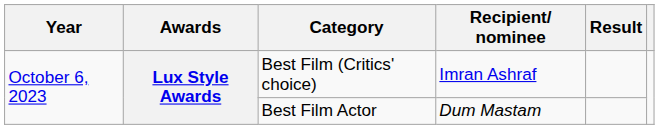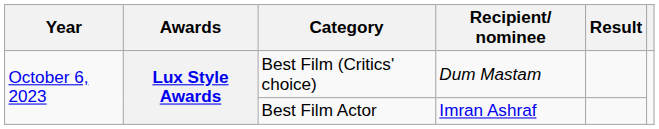(488, 74) Imran Ashraf -> (490, 74) Dum Mastam
(490, 110) Dum Mastam -> (488, 110) Imran Ashraf
